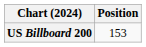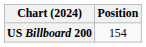(118, 32) 153 -> (118, 32) 154
